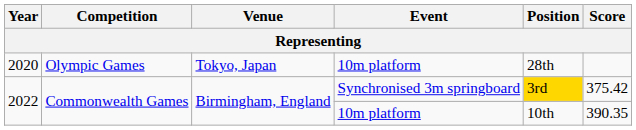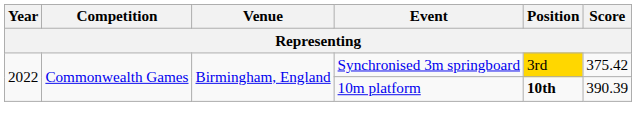- row: (23, 64)
(541, 112) normal -> (541, 88) bold
(607, 112) 390.35 -> (607, 88) 390.39
